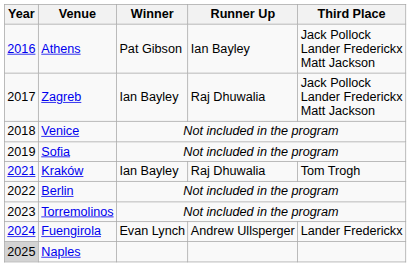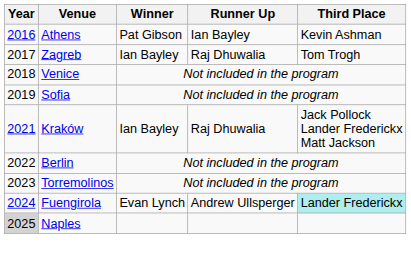(352, 48) Jack Pollock Lander Frederickx Matt Jackson -> (341, 34) Kevin Ashman
(352, 97) Jack Pollock Lander Frederickx Matt Jackson -> (331, 54) Tom Trogh
(331, 171) Tom Trogh -> (352, 128) Jack Pollock Lander Frederickx Matt Jackson
(352, 231) no background -> (352, 203) paleturquoise background
